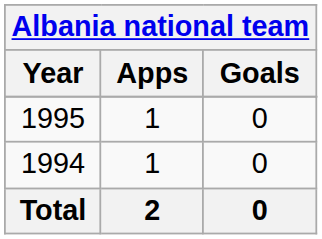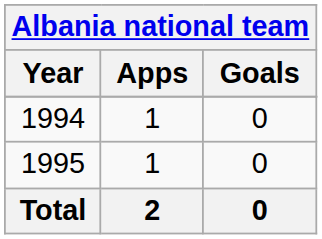rows swapped: (53, 164) <-> (53, 118)
